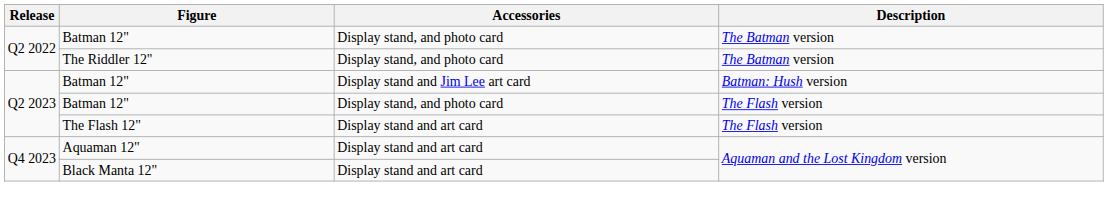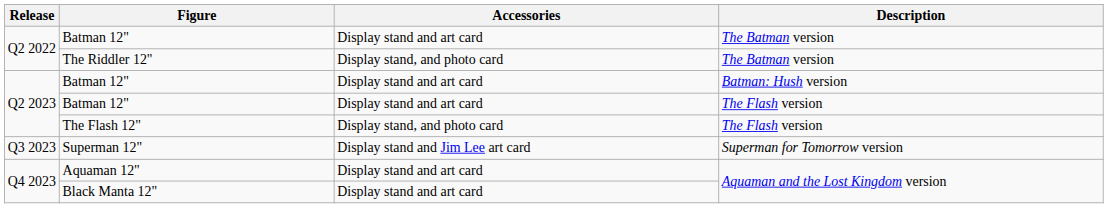(420, 37) Display stand, and photo card -> (410, 37) Display stand and art card
(434, 81) Display stand and Jim Lee art card -> (410, 81) Display stand and art card
(420, 103) Display stand, and photo card -> (410, 103) Display stand and art card
(410, 125) Display stand and art card -> (420, 125) Display stand, and photo card
+ row: (102, 147)
